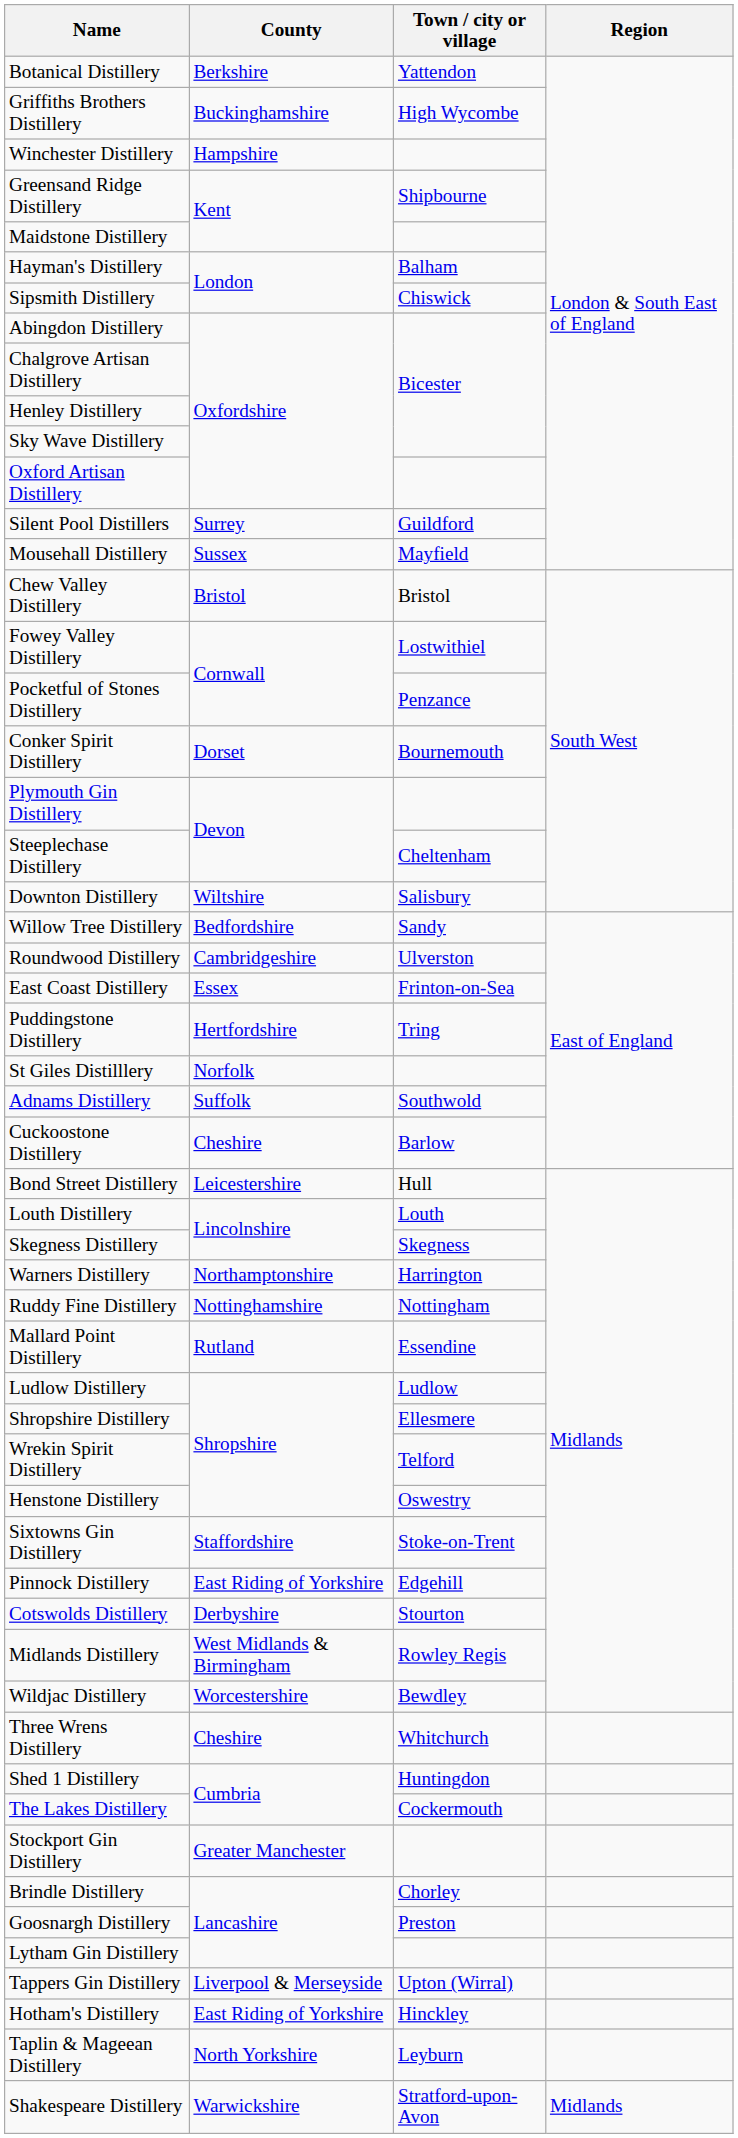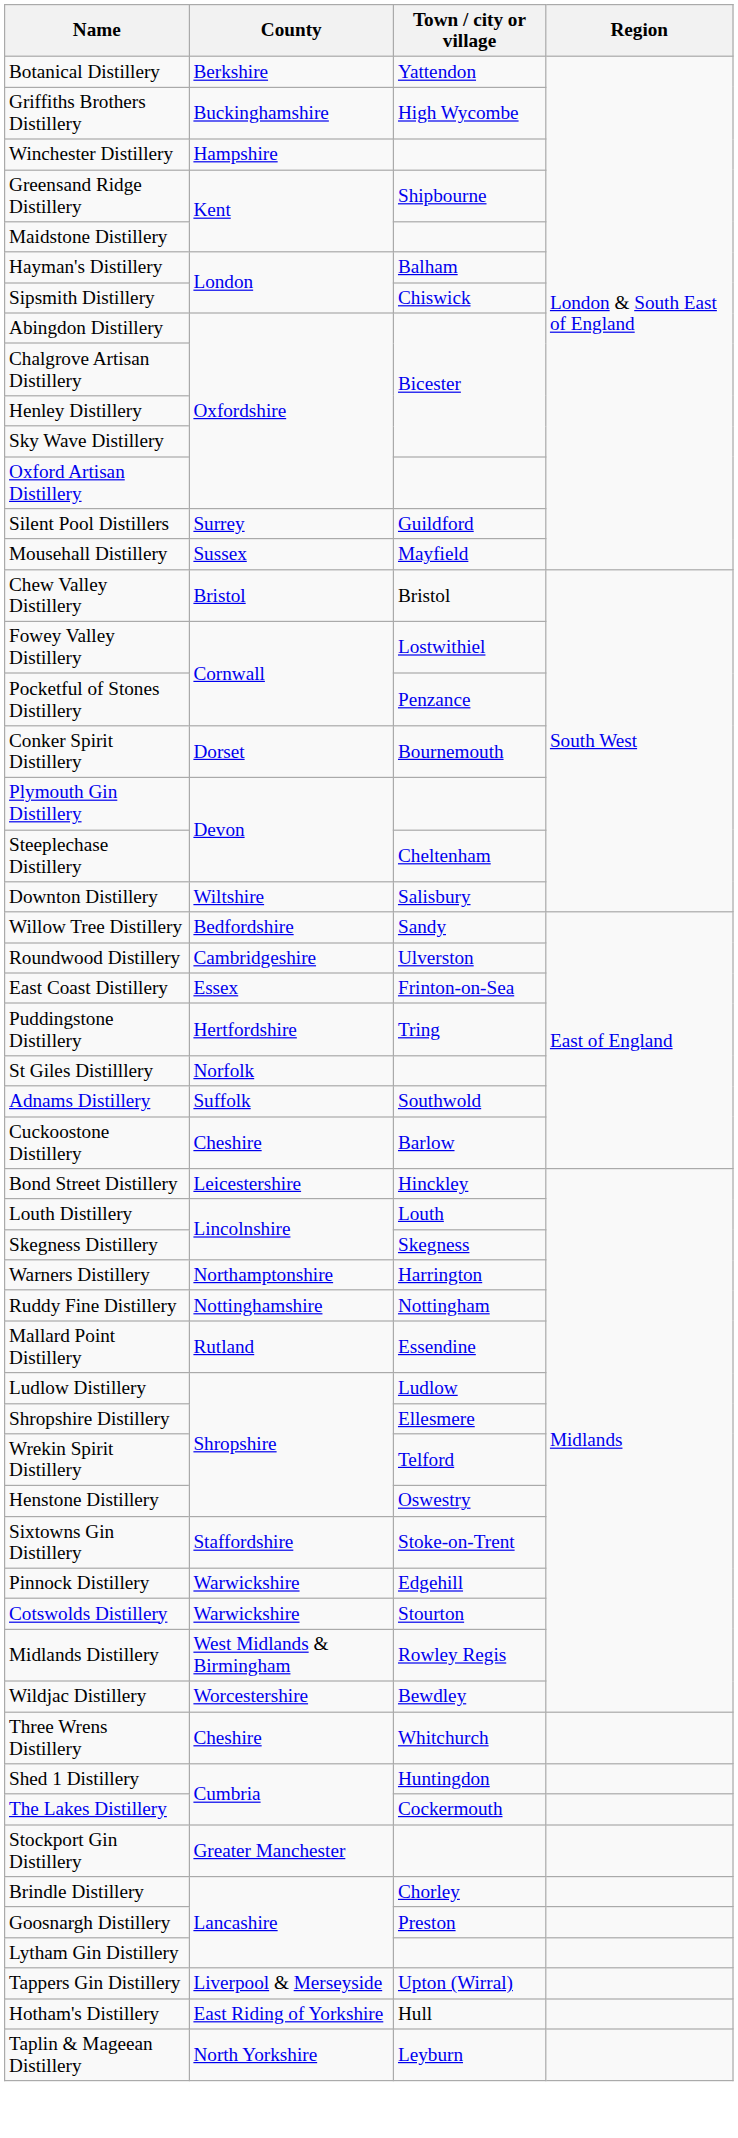(415, 1183) Hull -> (433, 1183) Hinckley
(288, 1583) East Riding of Yorkshire -> (246, 1583) Warwickshire
(236, 1613) Derbyshire -> (246, 1613) Warwickshire
(433, 2013) Hinckley -> (415, 2013) Hull
- row: (96, 2106)
